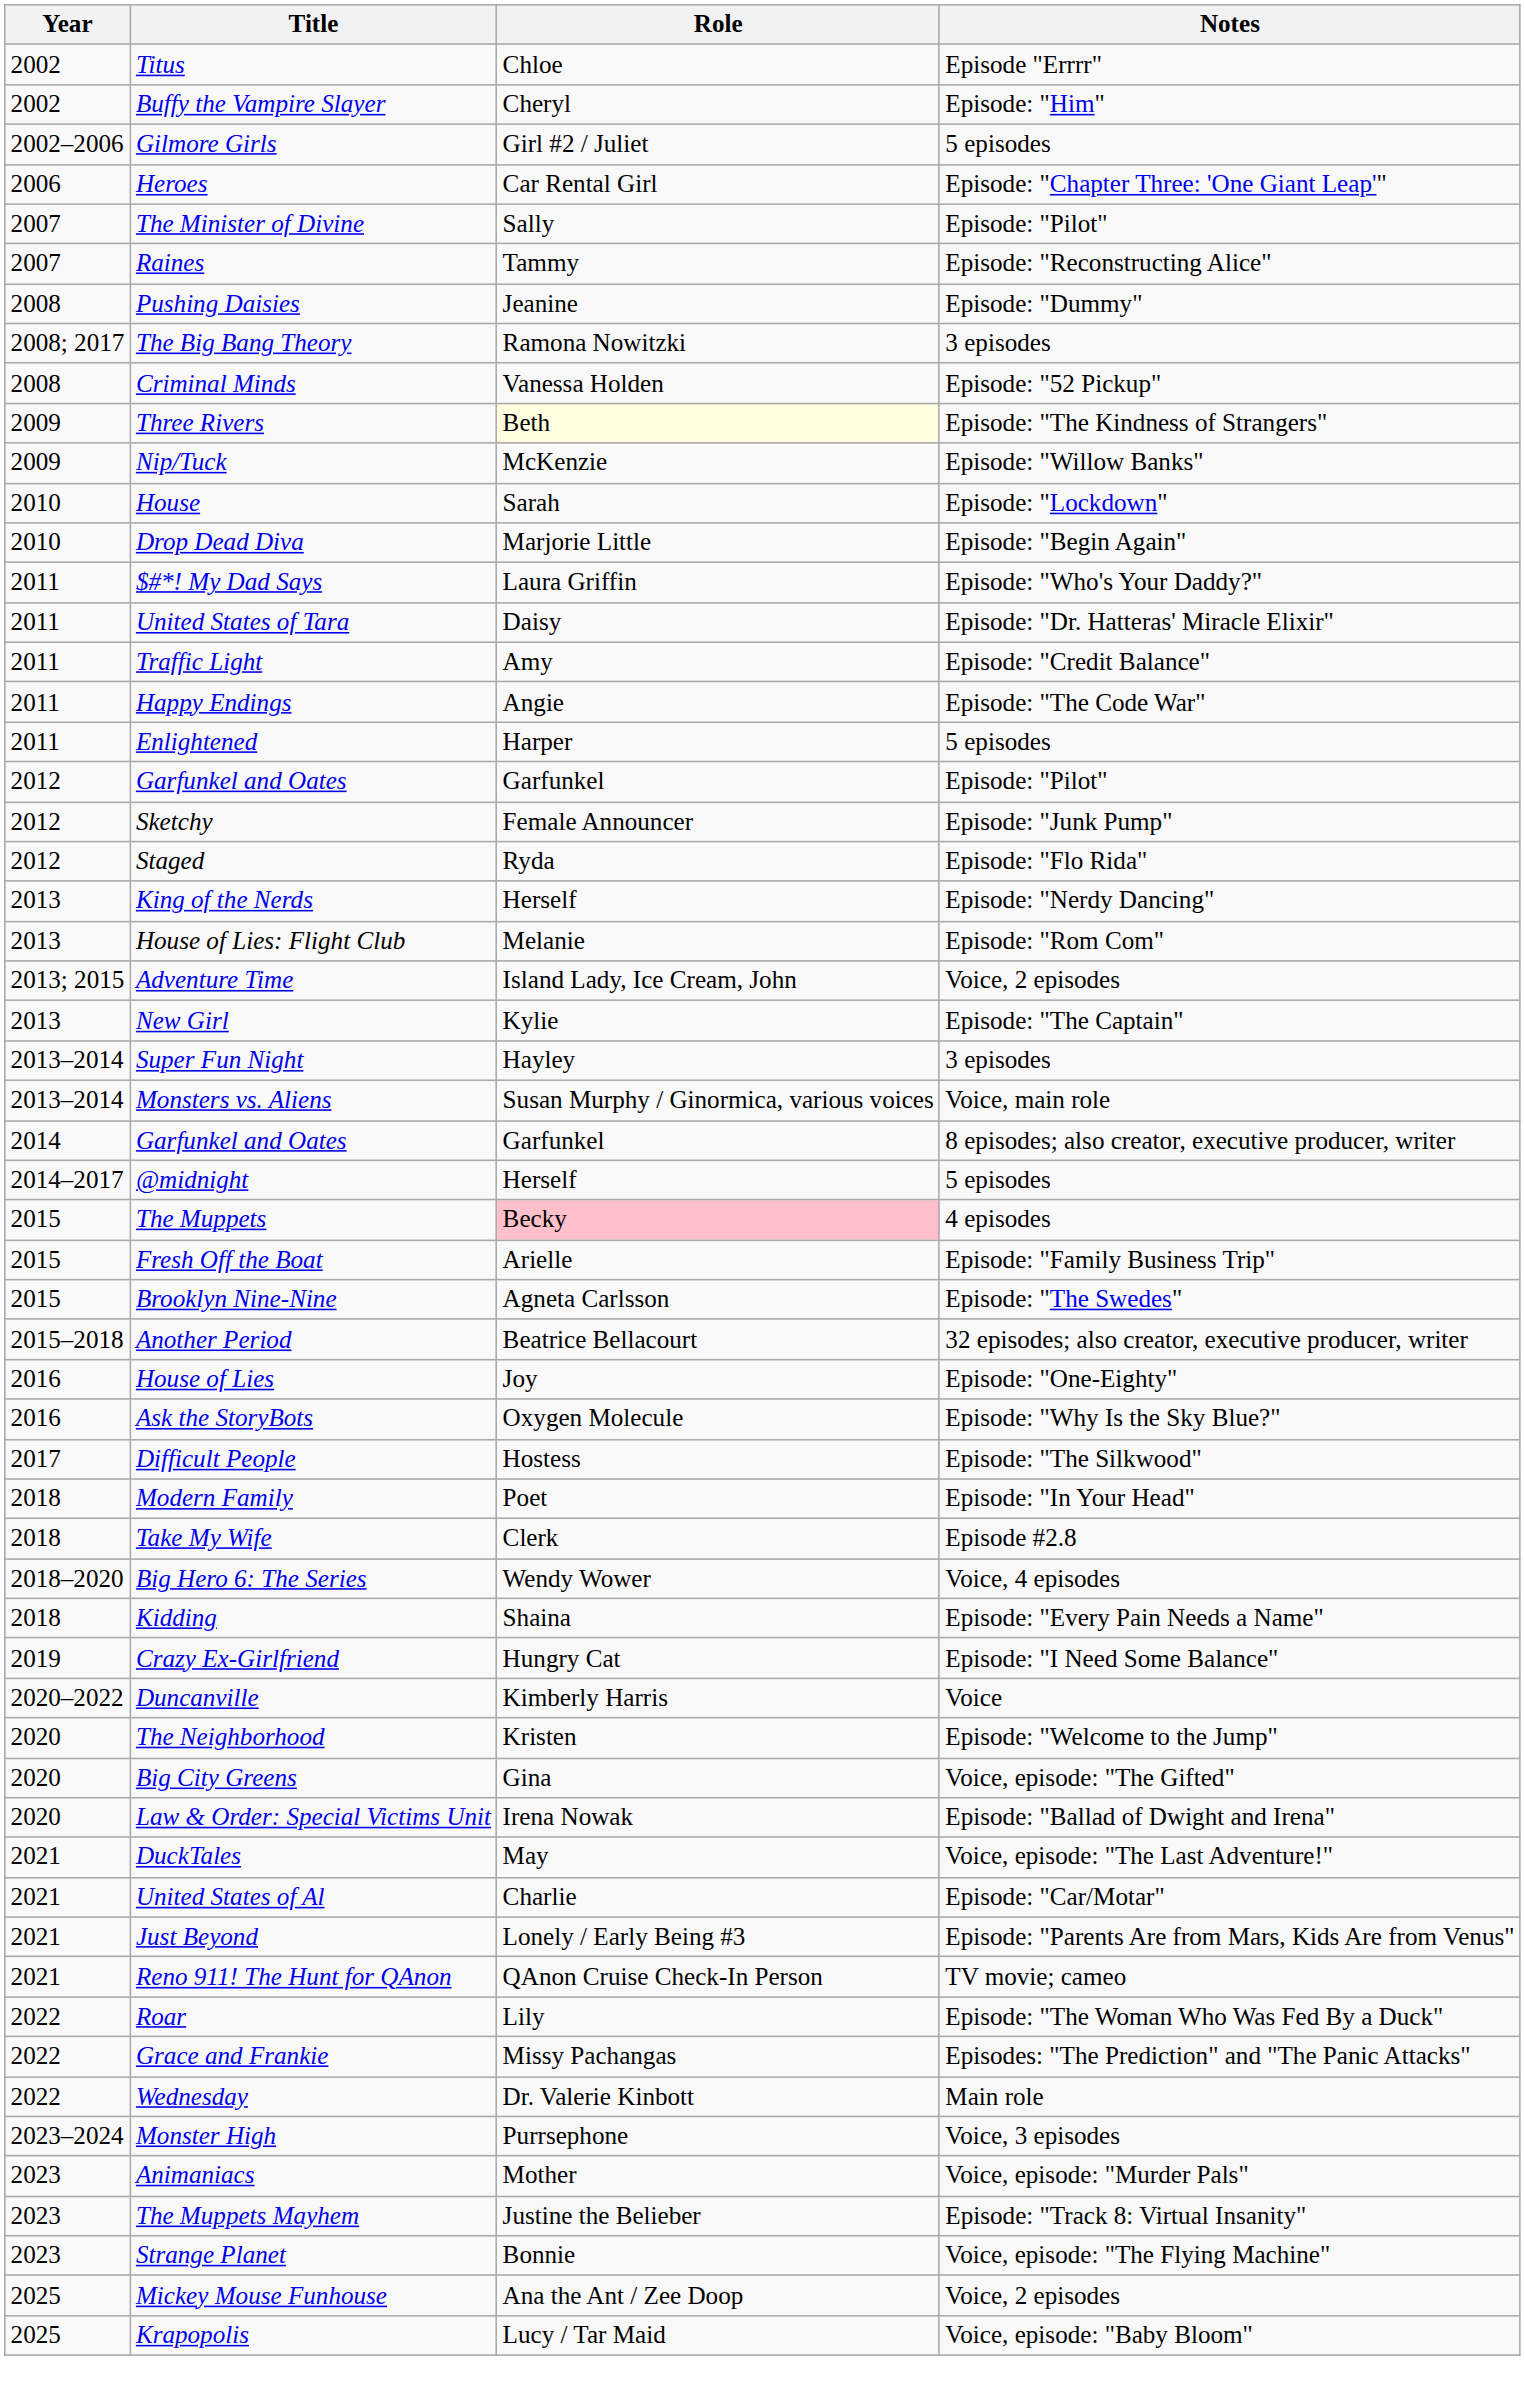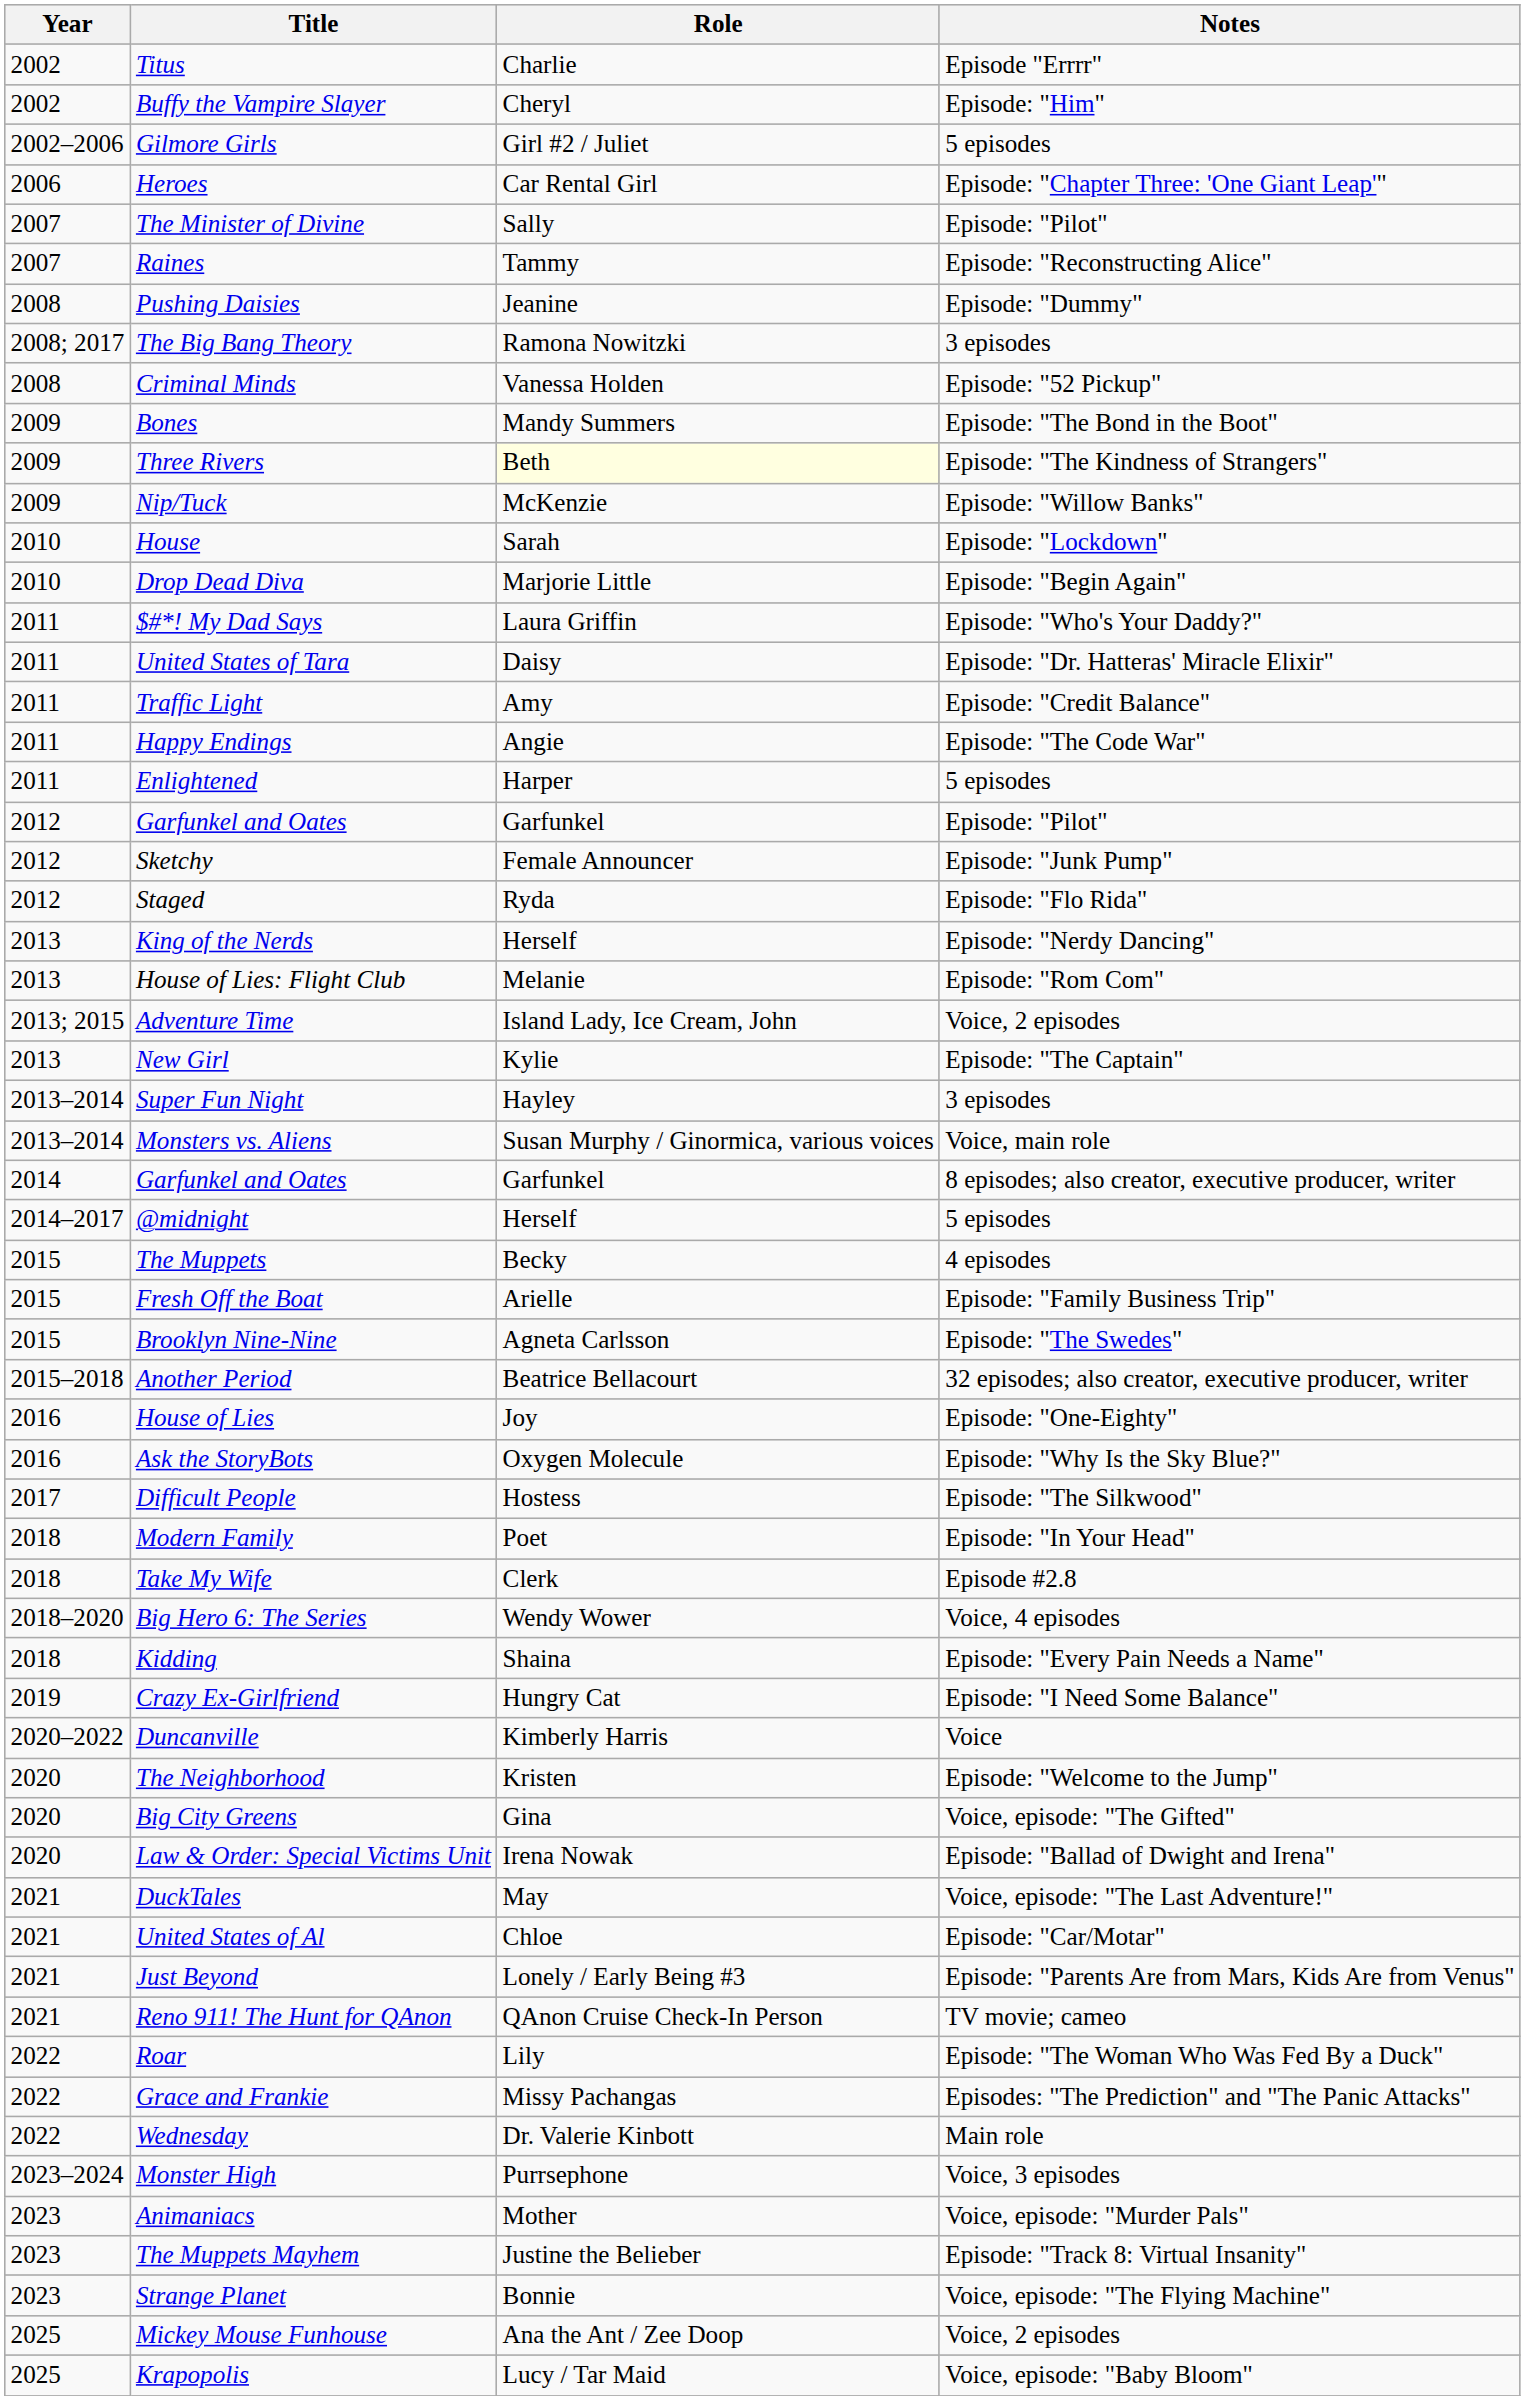(533, 64) Chloe -> (540, 64) Charlie
+ row: (167, 422)
(535, 1219) pink background -> (535, 1259) no background
(540, 1896) Charlie -> (533, 1936) Chloe
